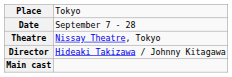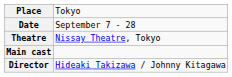rows swapped: (29, 52) <-> (29, 65)
